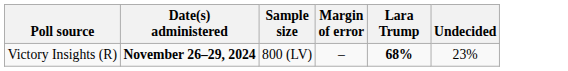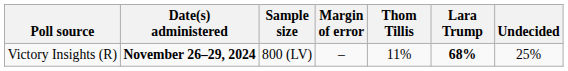+ column: (399, 24)
(465, 54) 23% -> (529, 54) 25%
